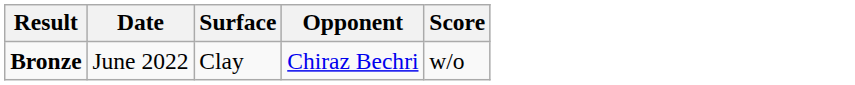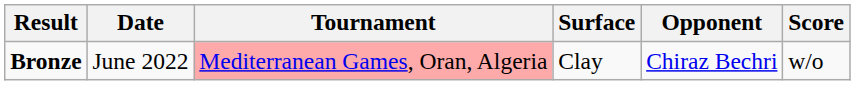+ column: (373, 23)
